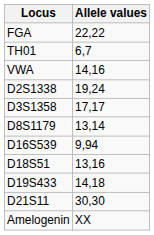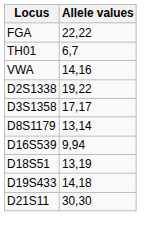(90, 88) 19,24 -> (77, 88) 19,22
(90, 164) 13,16 -> (77, 164) 13,19
- row: (38, 220)
